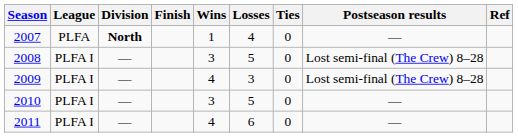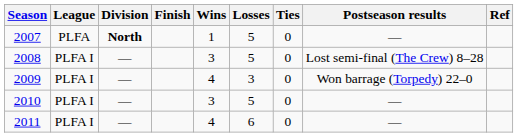(251, 36) 4 -> (251, 36) 5
(395, 79) Lost semi-final (The Crew) 8–28 -> (395, 79) Won barrage (Torpedy) 22–0
